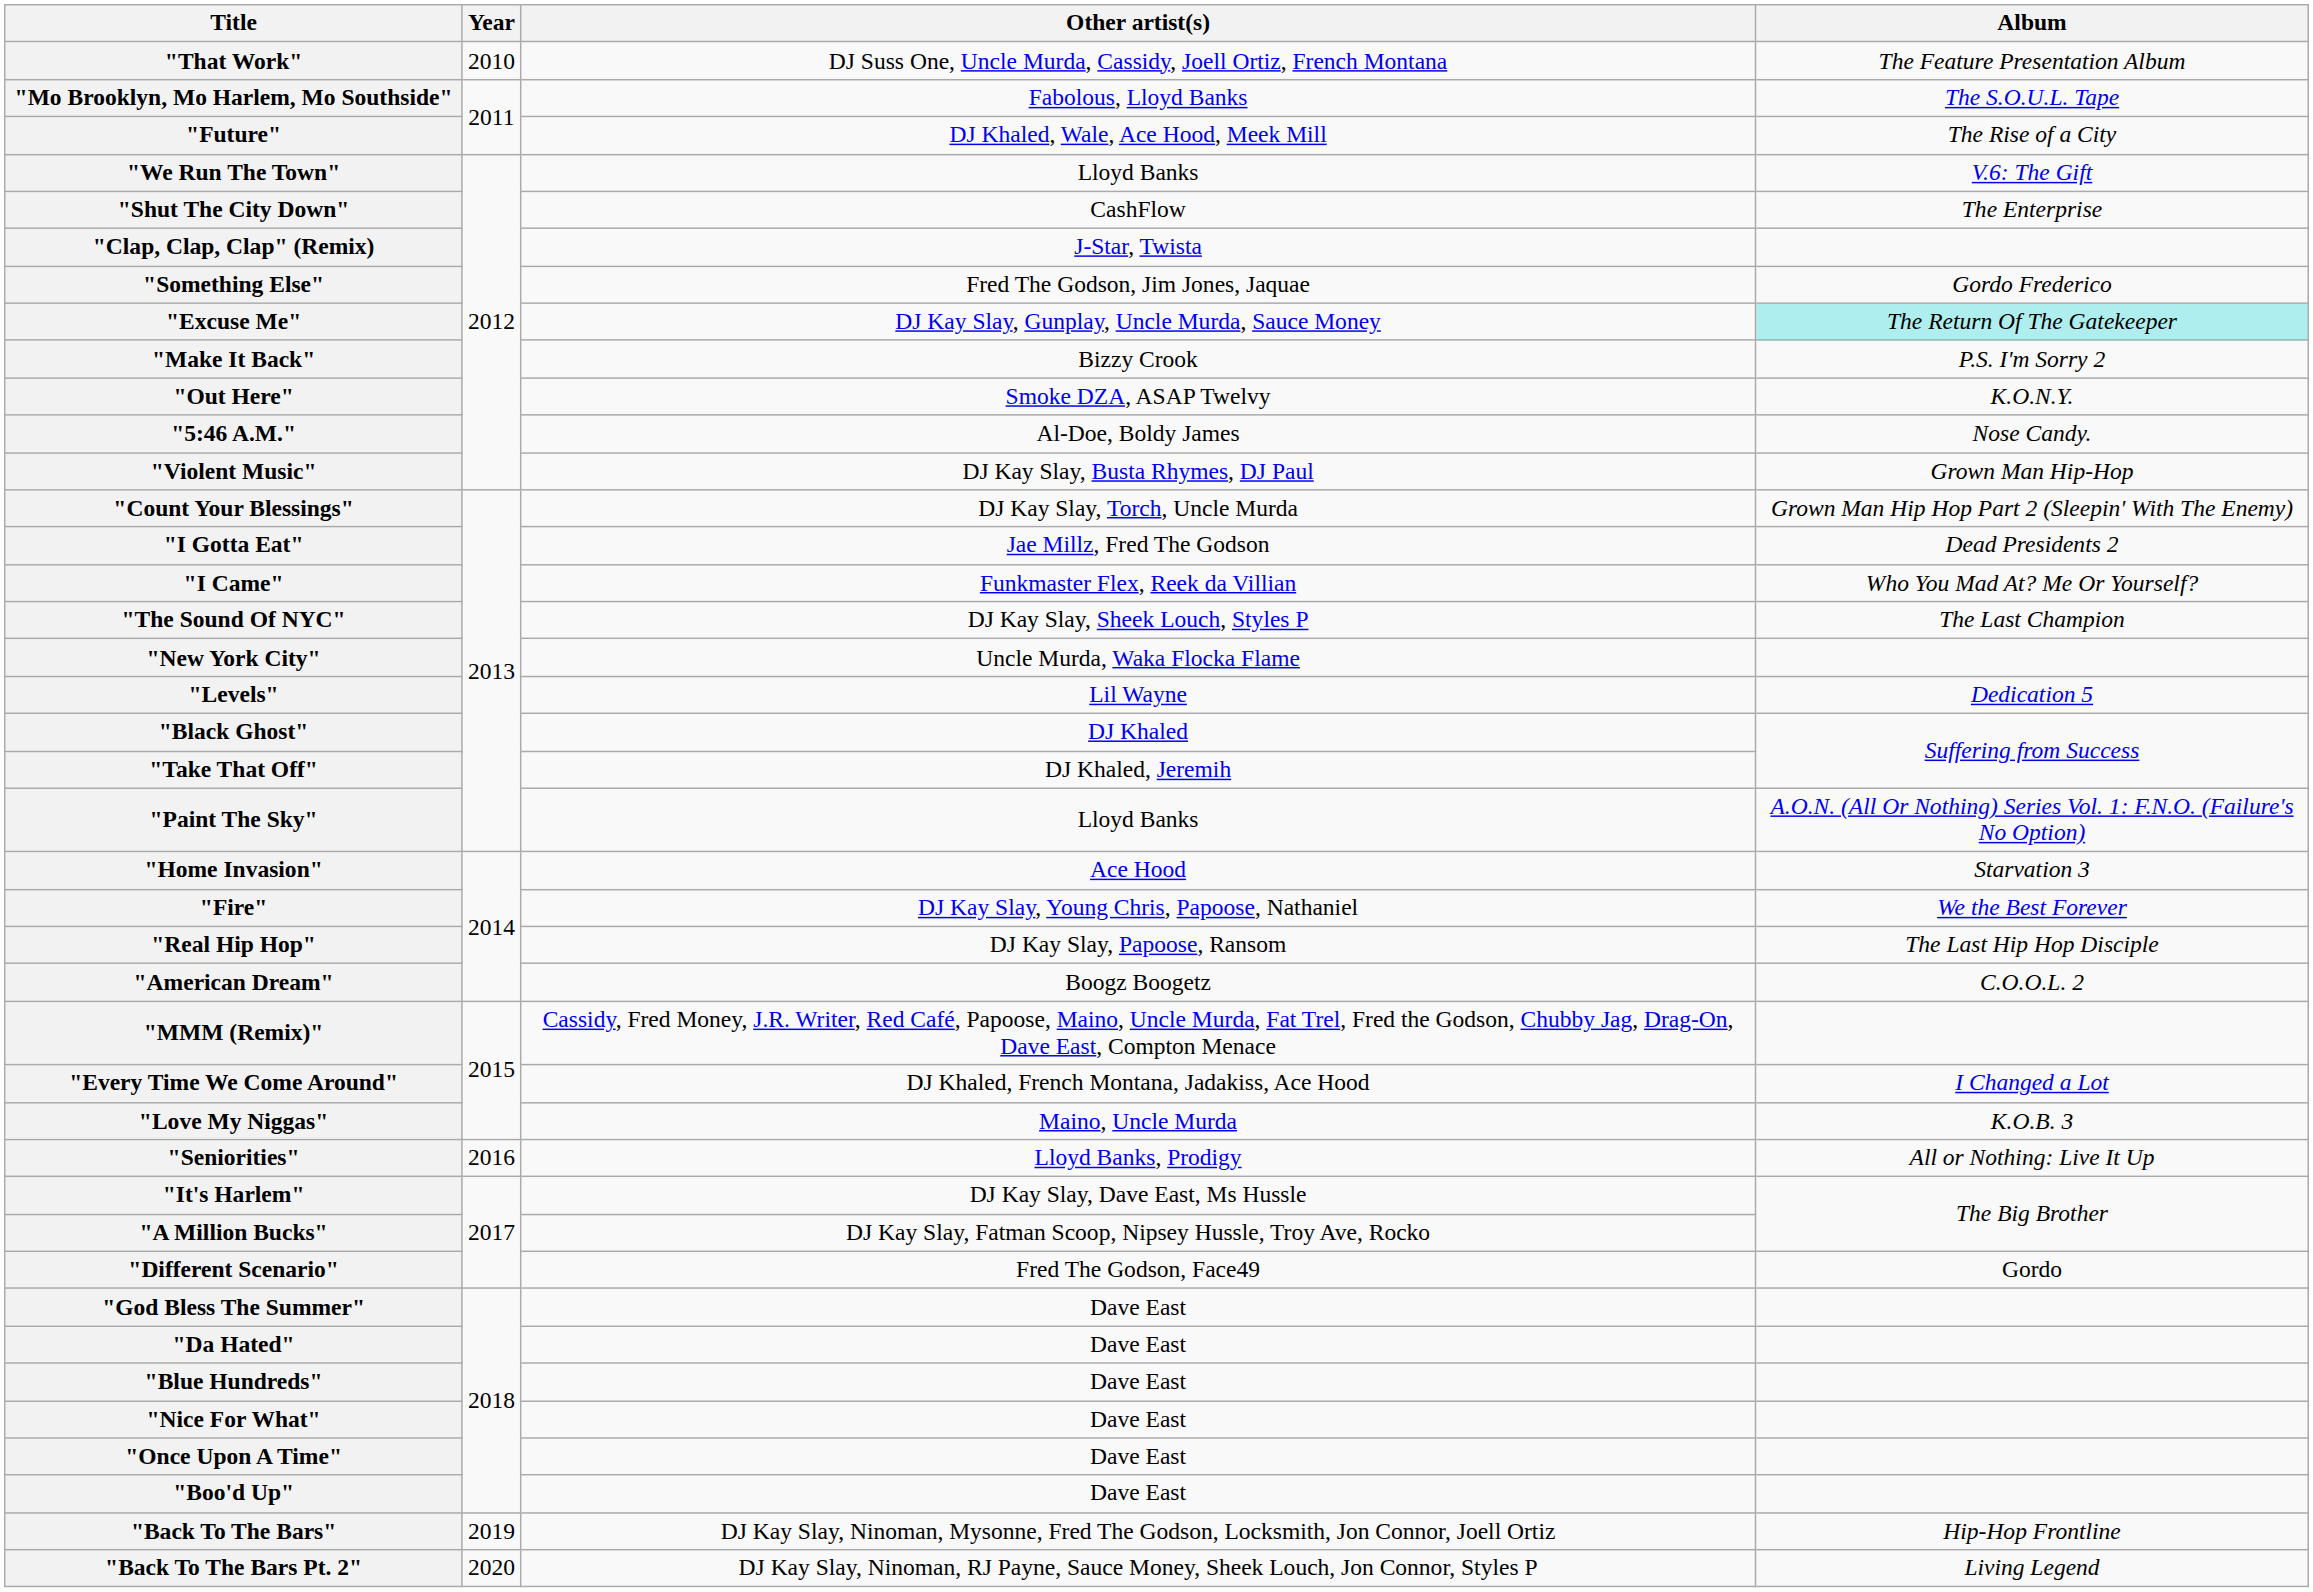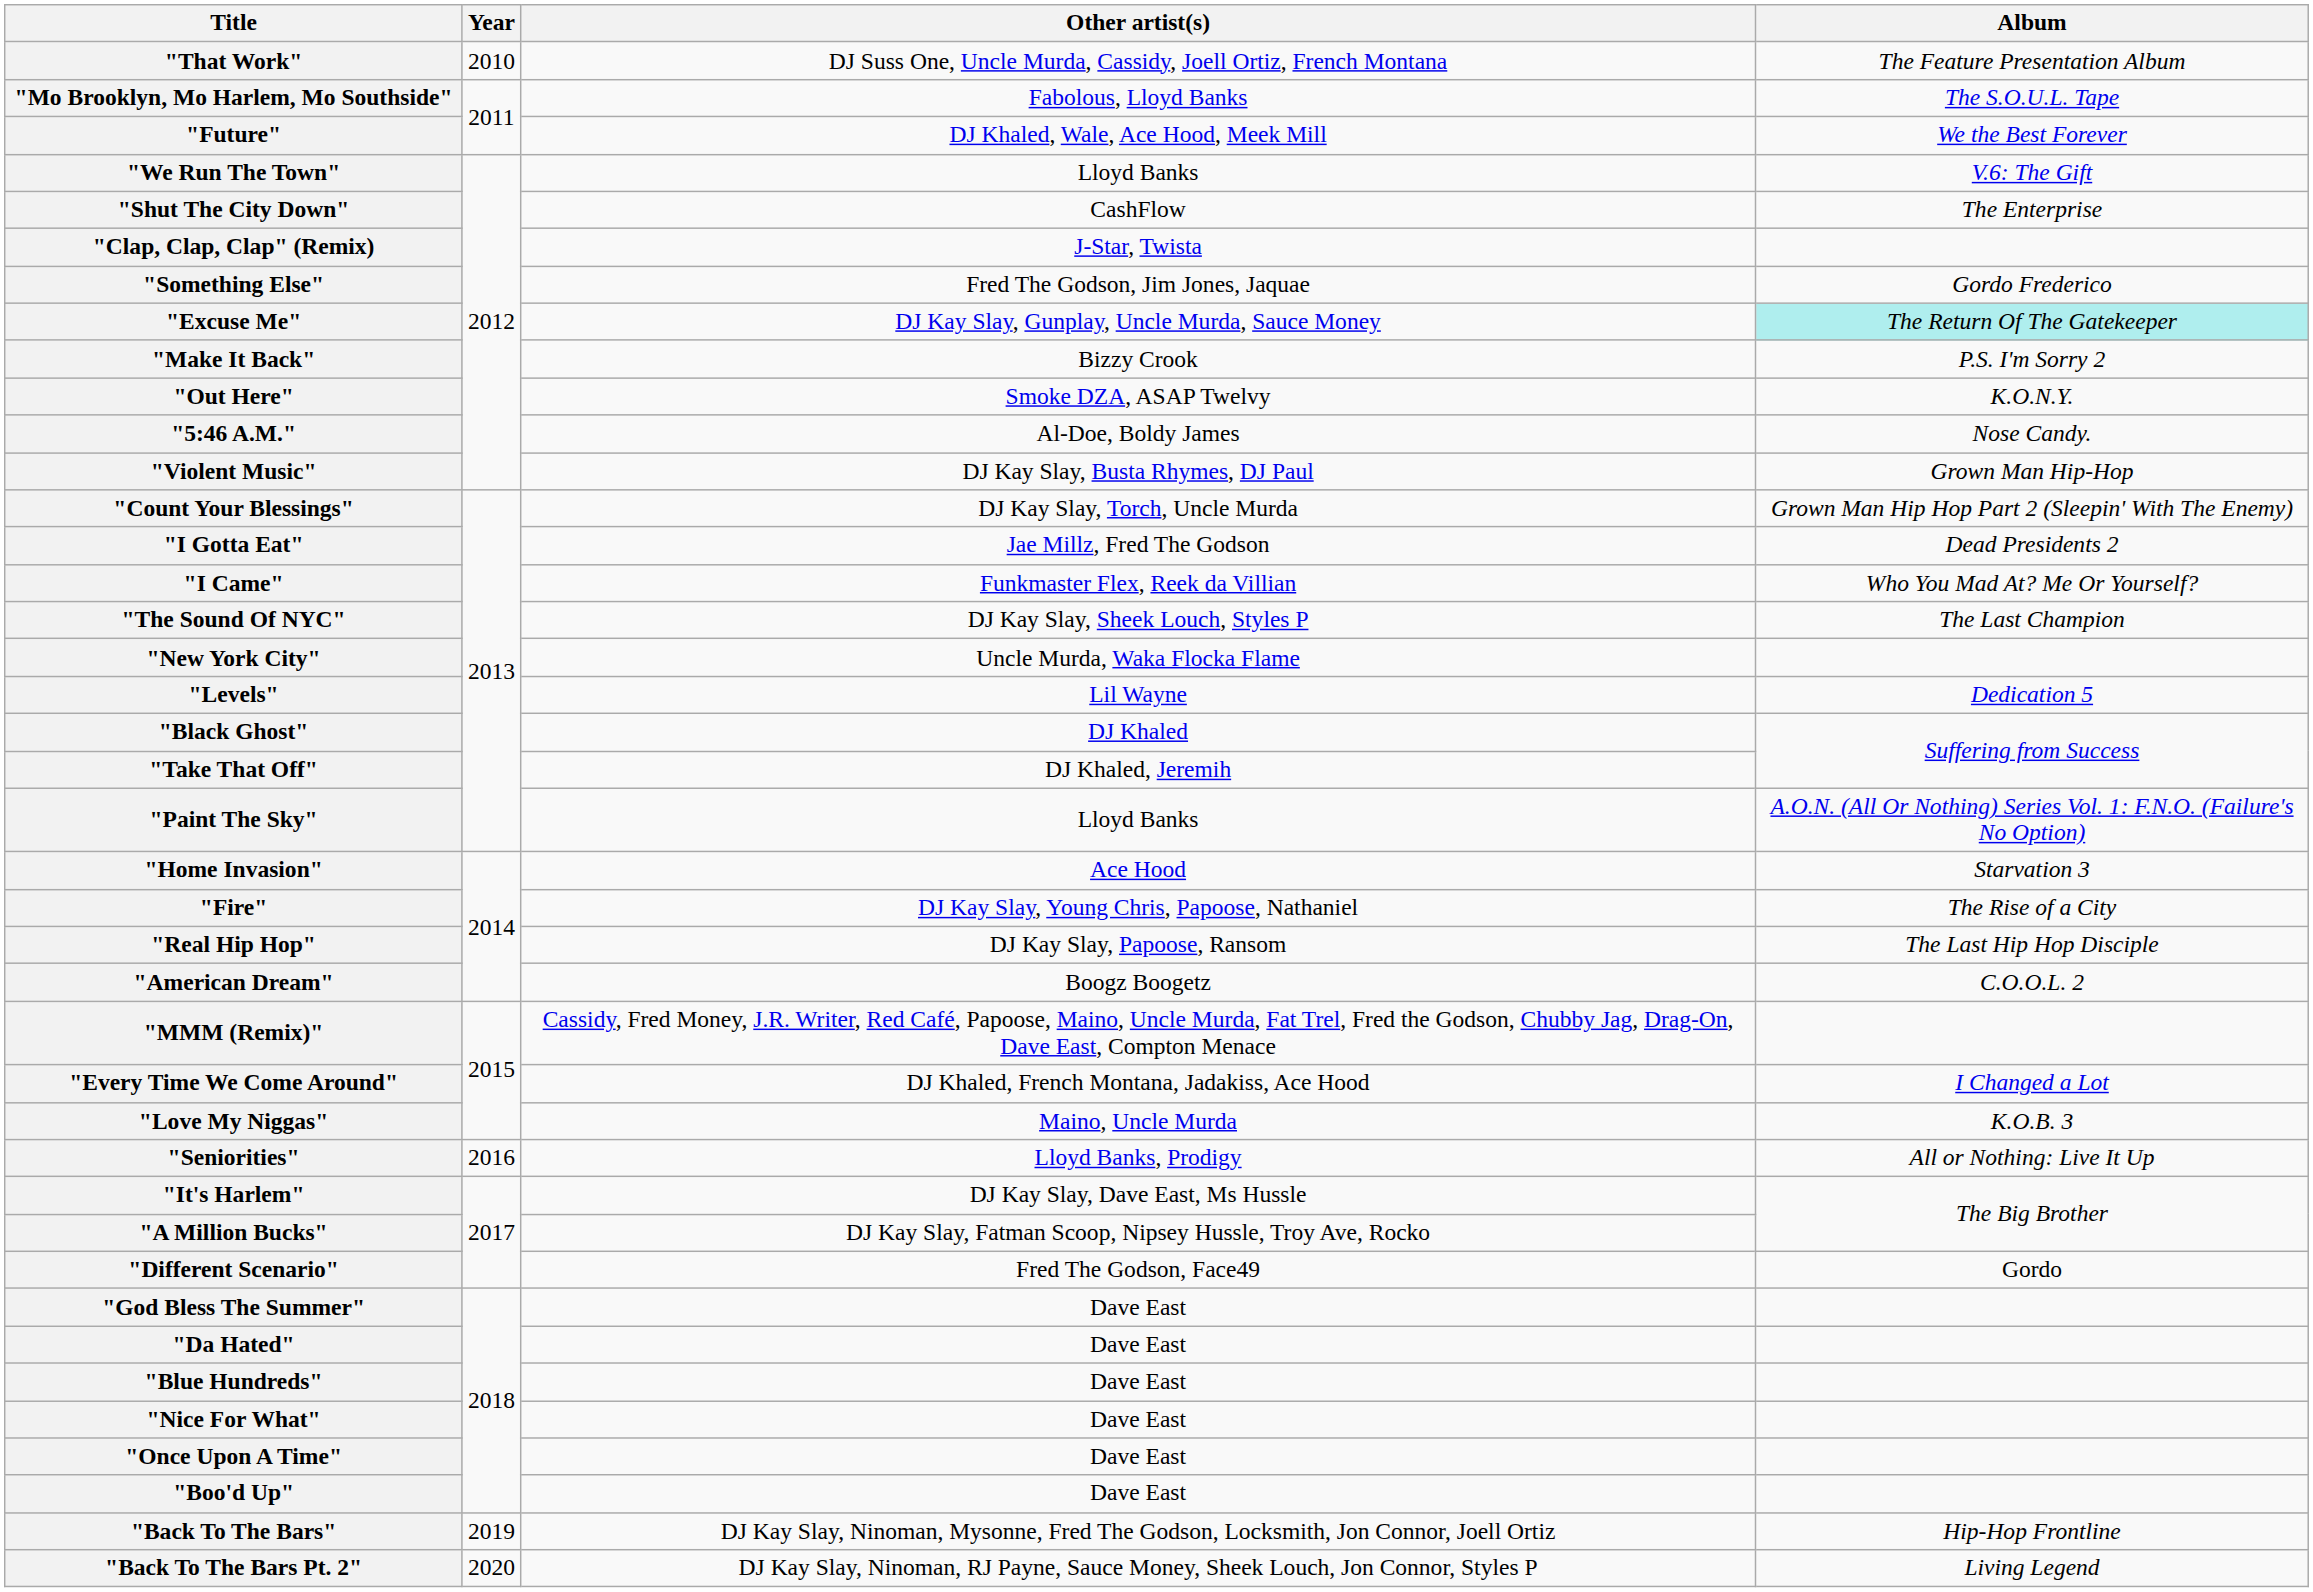(2032, 135) The Rise of a City -> (2032, 135) We the Best Forever
(2032, 907) We the Best Forever -> (2032, 907) The Rise of a City
